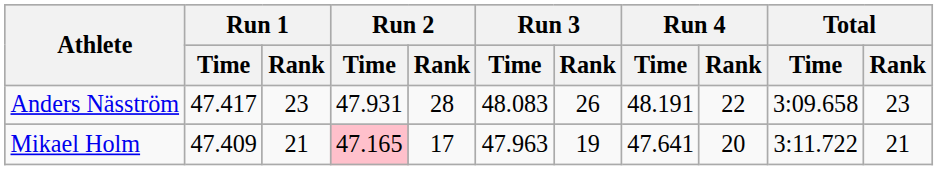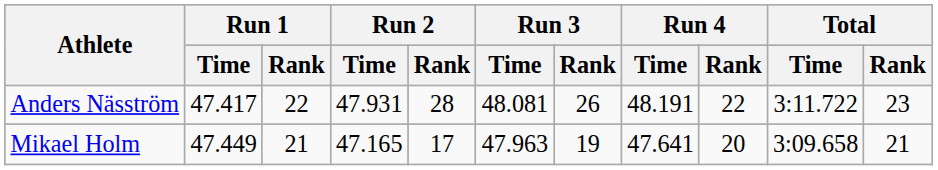(296, 104) 23 -> (296, 104) 22
(515, 104) 48.083 -> (515, 104) 48.081
(816, 104) 3:09.658 -> (816, 104) 3:11.722
(224, 144) 47.409 -> (224, 144) 47.449
(369, 144) pink background -> (369, 144) no background
(816, 144) 3:11.722 -> (816, 144) 3:09.658
